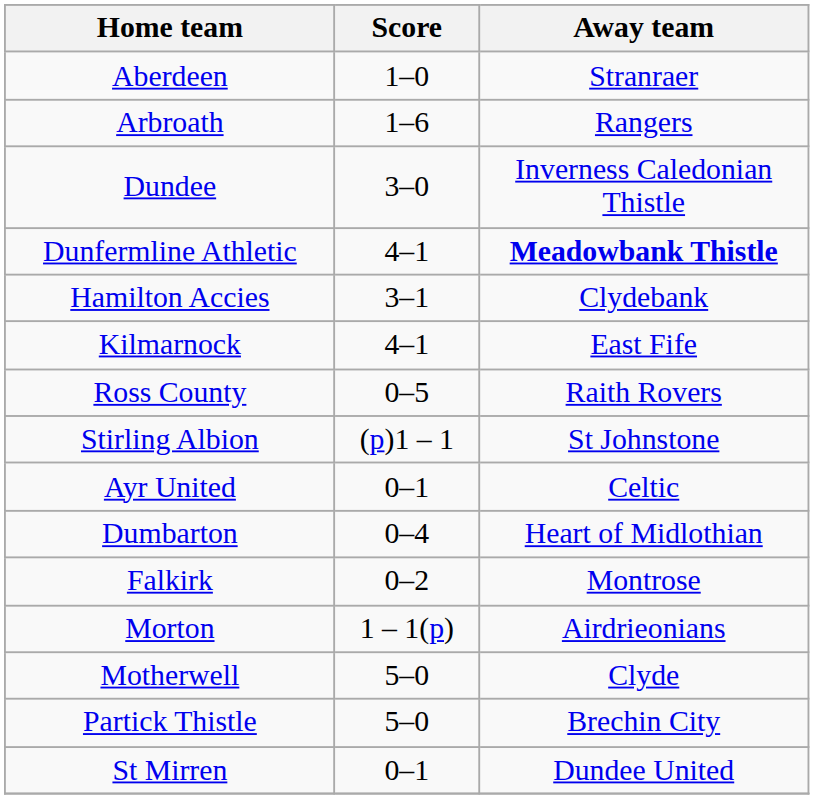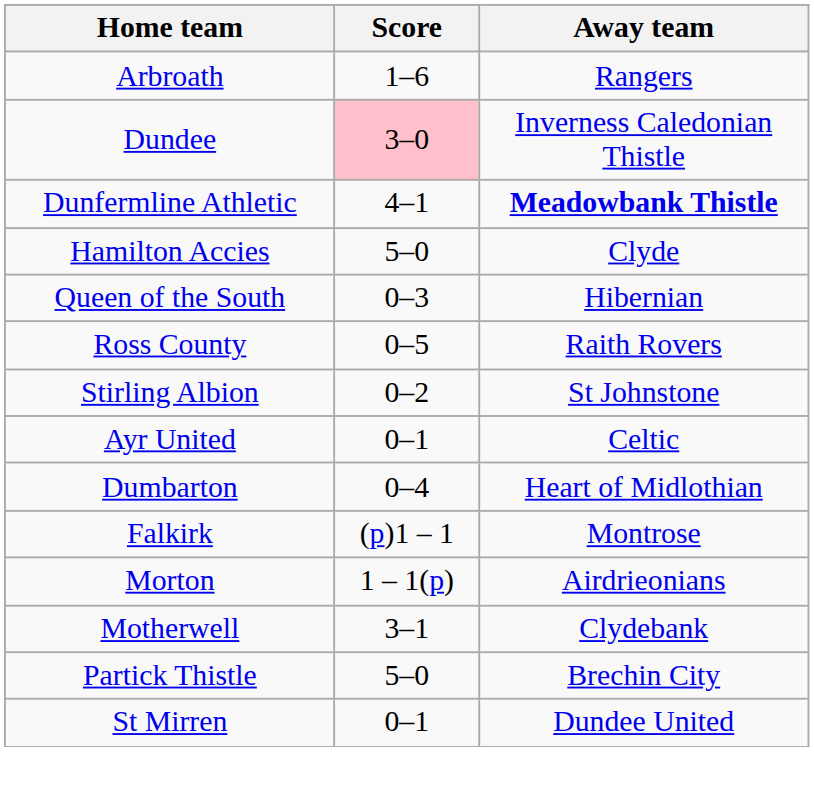- row: (170, 75)
(407, 186) no background -> (407, 139) pink background
(407, 297) 3–1 -> (407, 250) 5–0
(644, 297) Clydebank -> (644, 250) Clyde
- row: (170, 344)
+ row: (170, 297)
(407, 439) (p)1 – 1 -> (407, 391) 0–2
(407, 580) 0–2 -> (407, 533) (p)1 – 1
(407, 675) 5–0 -> (407, 627) 3–1
(644, 675) Clyde -> (644, 627) Clydebank
